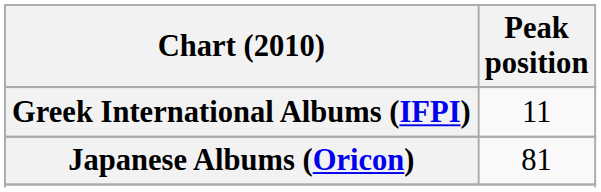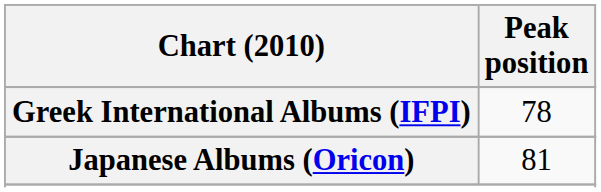(537, 111) 11 -> (537, 111) 78
